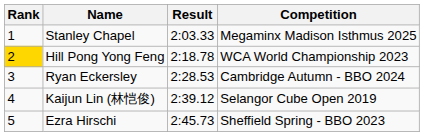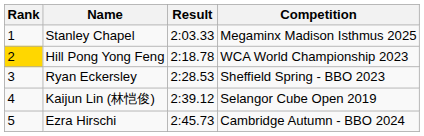(313, 77) Cambridge Autumn - BBO 2024 -> (303, 77) Sheffield Spring - BBO 2023
(303, 121) Sheffield Spring - BBO 2023 -> (313, 121) Cambridge Autumn - BBO 2024
